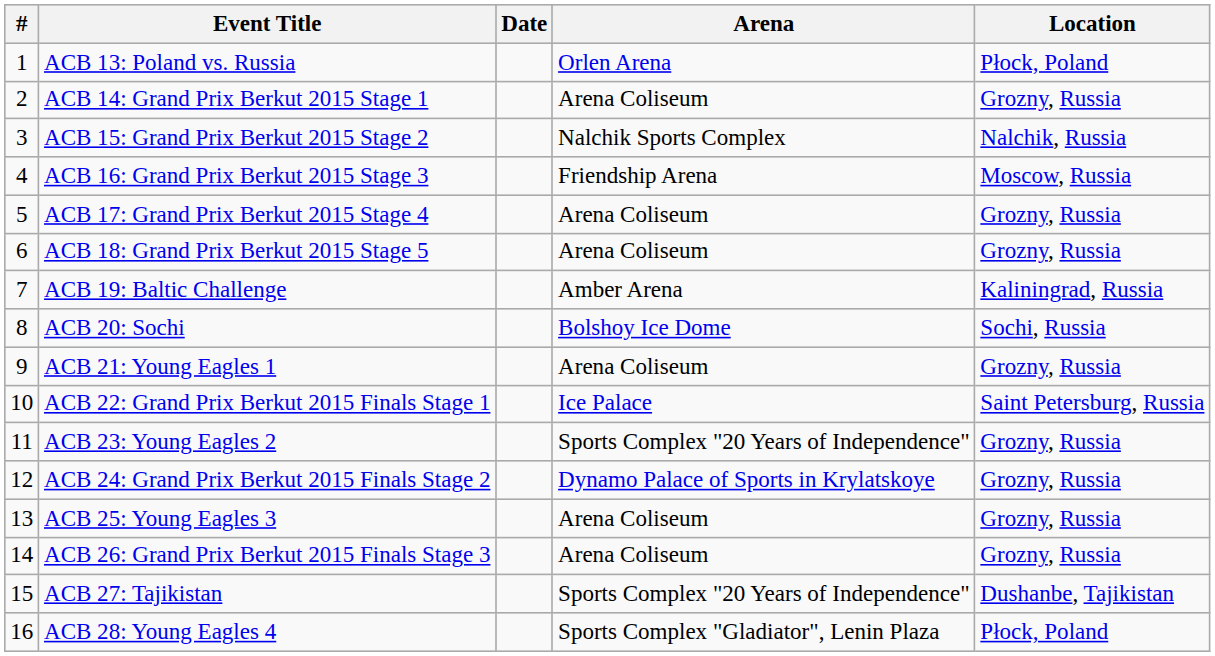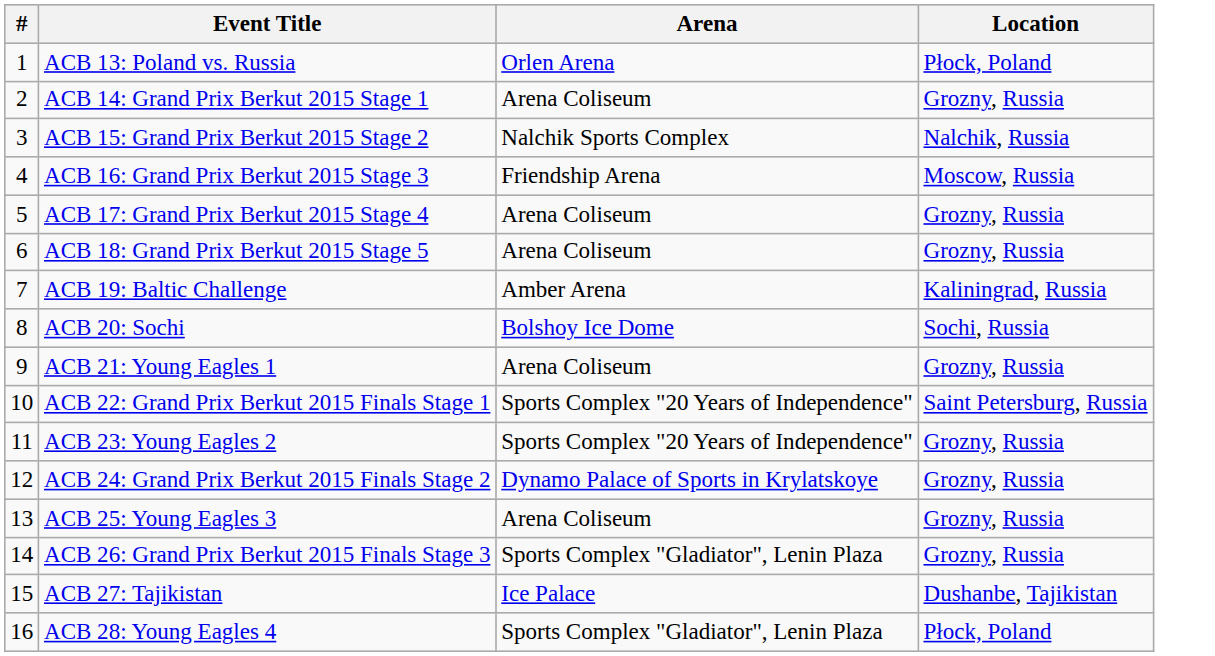- column: (524, 23)
(605, 403) Ice Palace -> (707, 403) Sports Complex "20 Years of Independence"
(633, 555) Arena Coliseum -> (692, 555) Sports Complex "Gladiator", Lenin Plaza
(764, 593) Sports Complex "20 Years of Independence" -> (548, 593) Ice Palace
